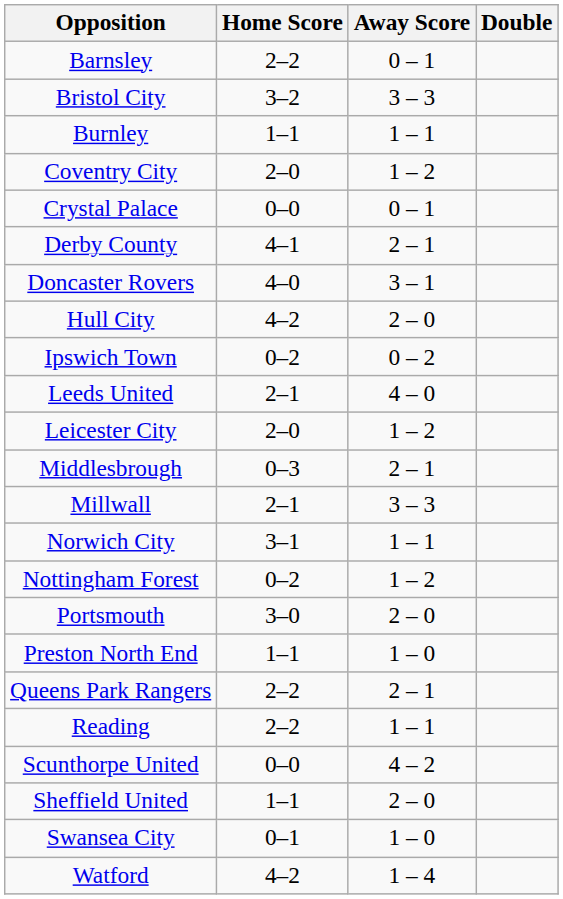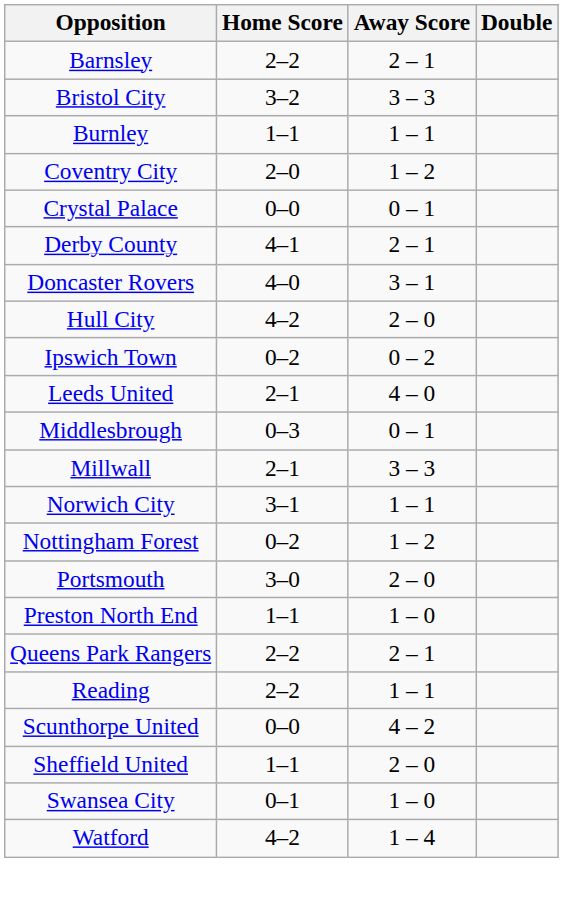(412, 60) 0 – 1 -> (412, 60) 2 – 1
- row: (111, 430)
(412, 467) 2 – 1 -> (412, 430) 0 – 1
